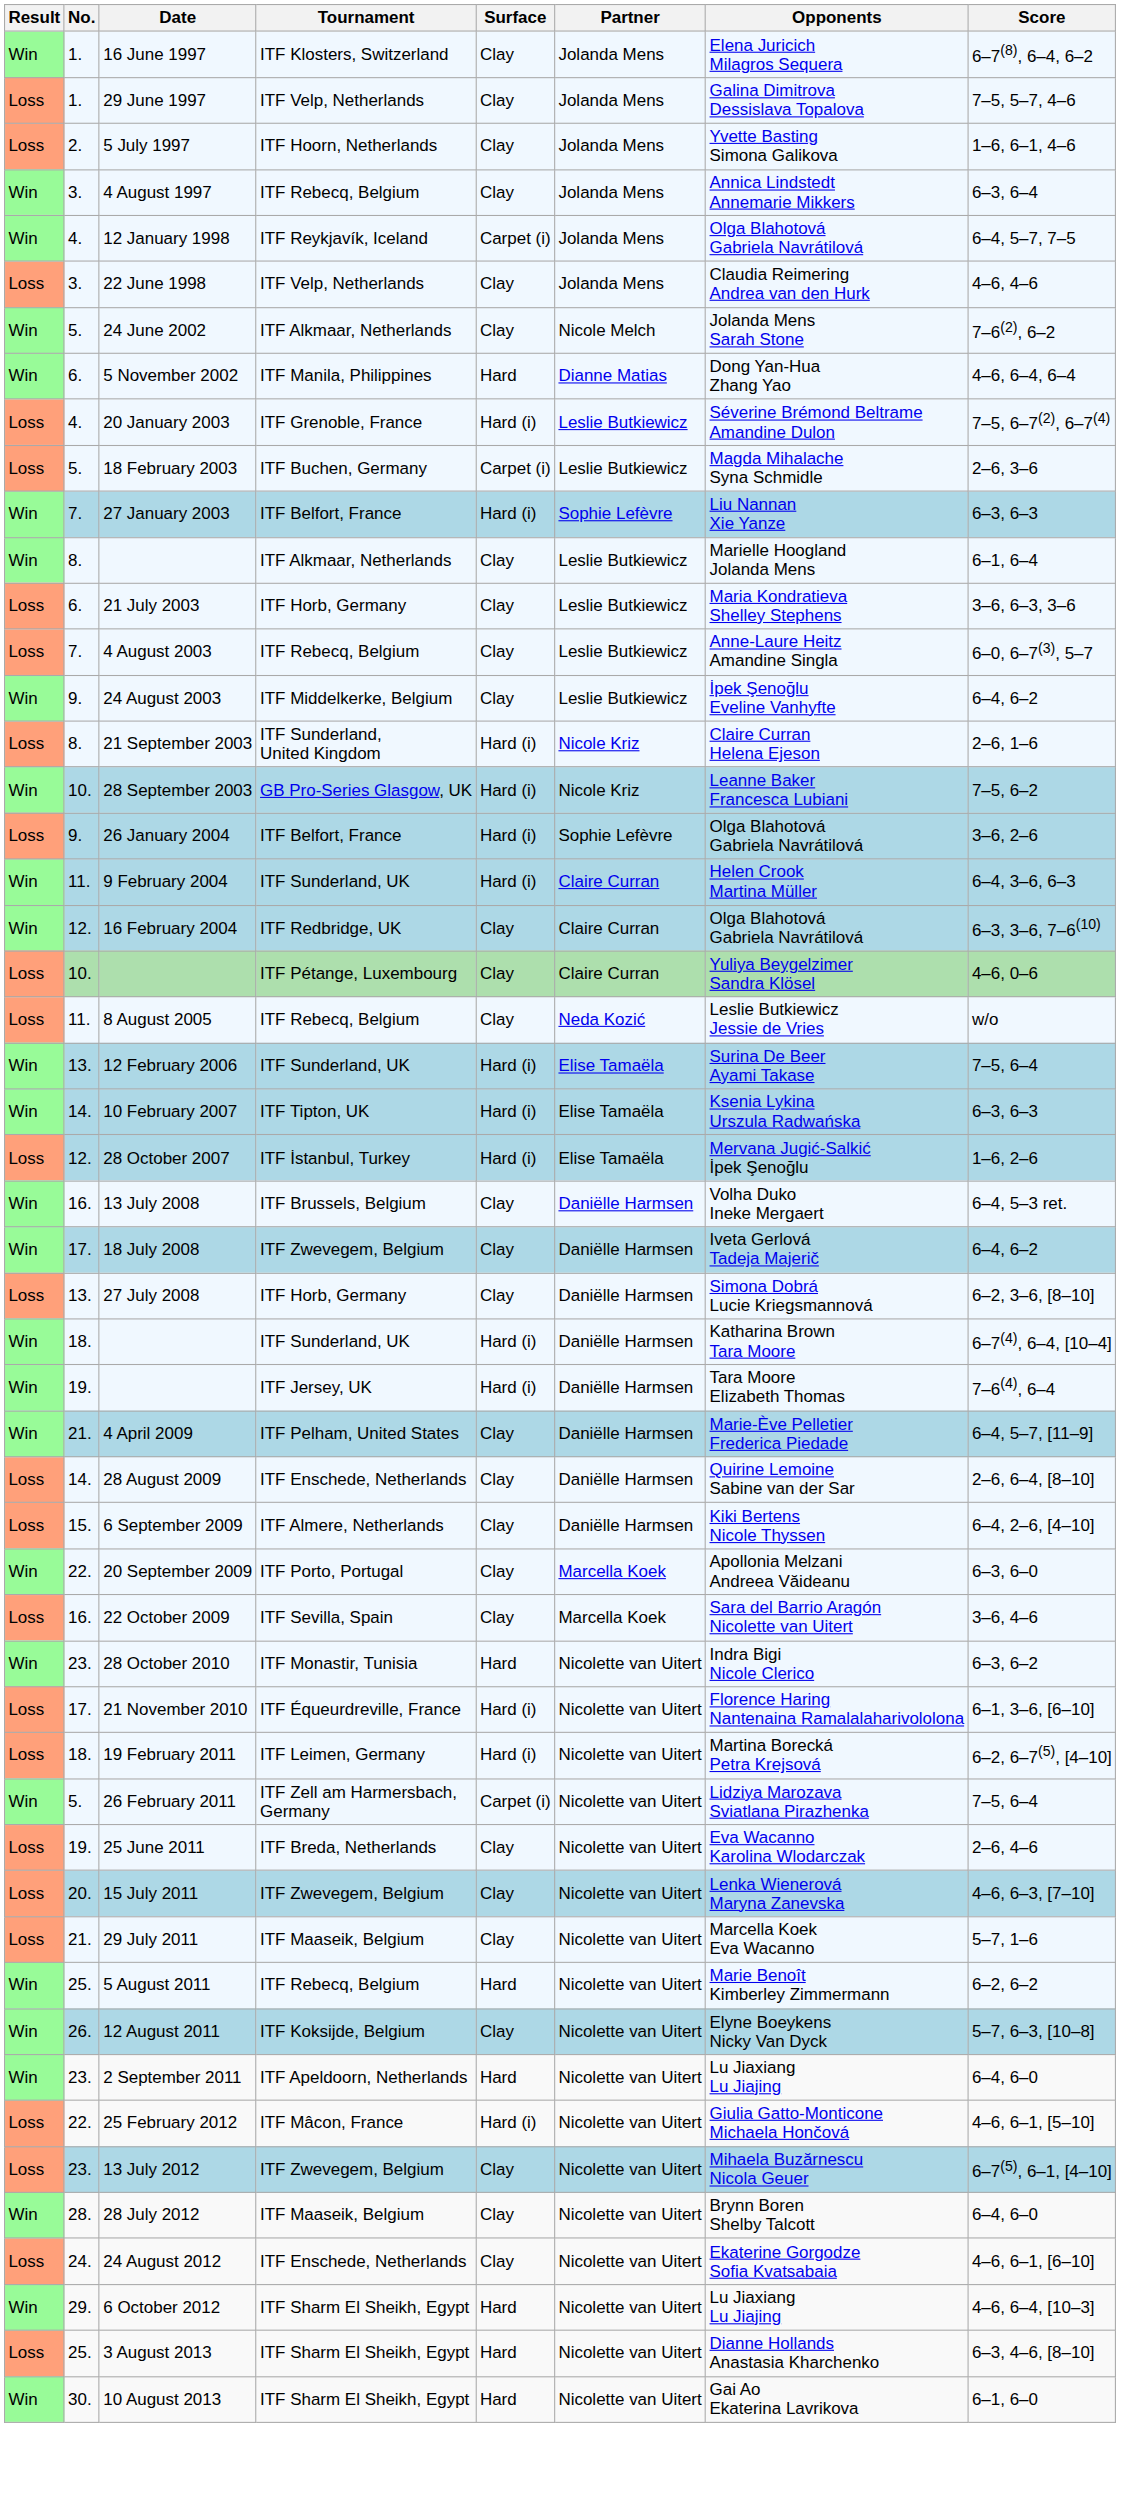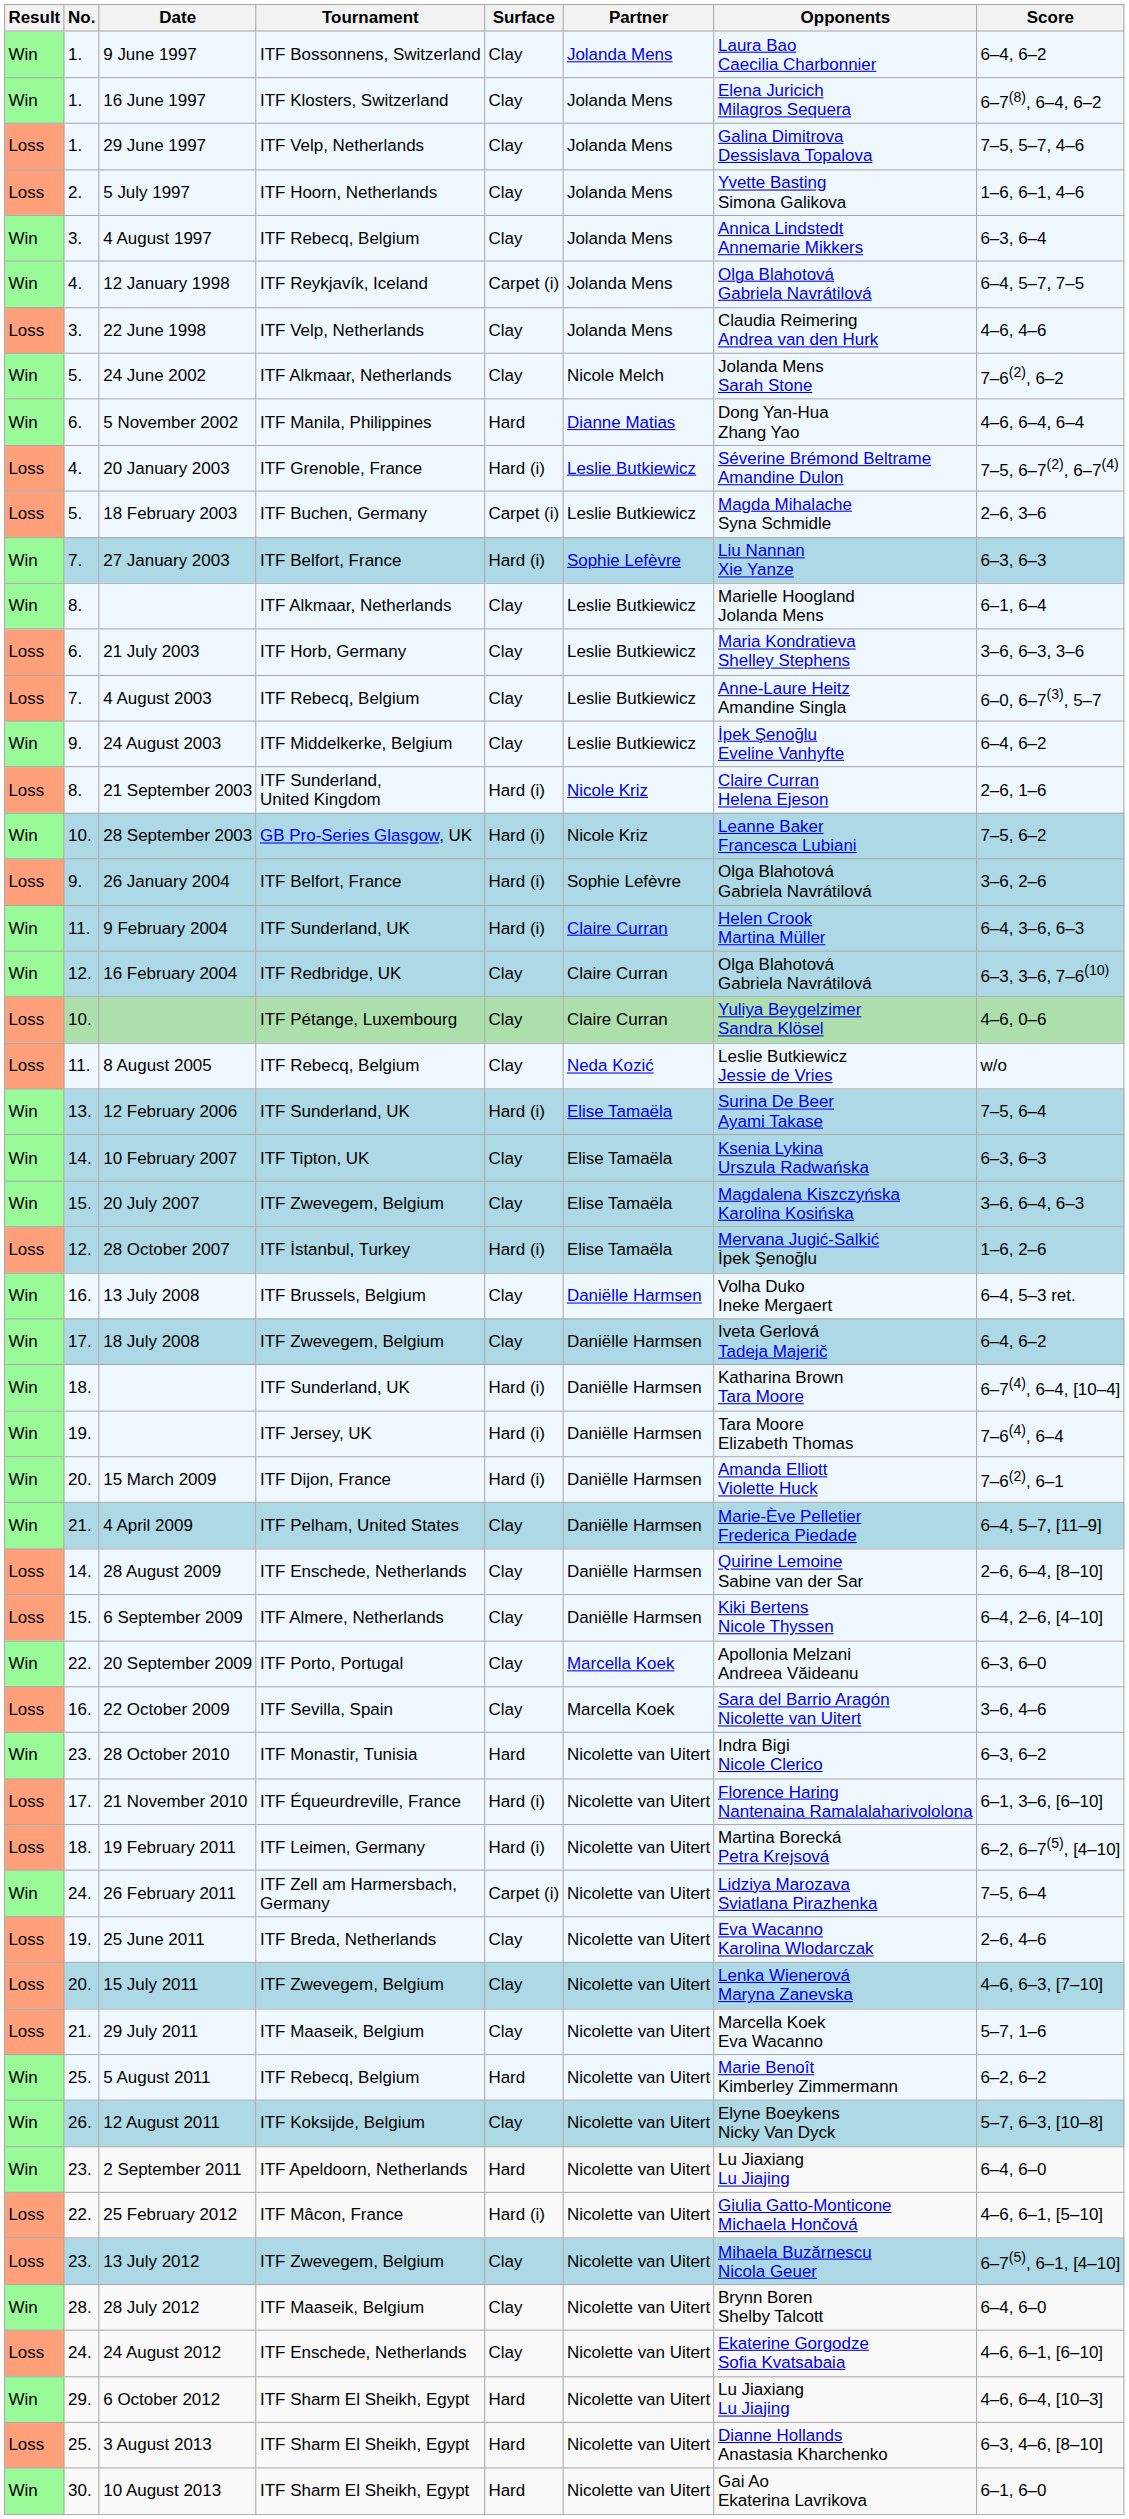+ row: (150, 54)
(508, 1111) Hard (i) -> (505, 1157) Clay
+ row: (151, 1203)
- row: (151, 1295)
+ row: (160, 1479)
(75, 1801) 5. -> (80, 1893) 24.
